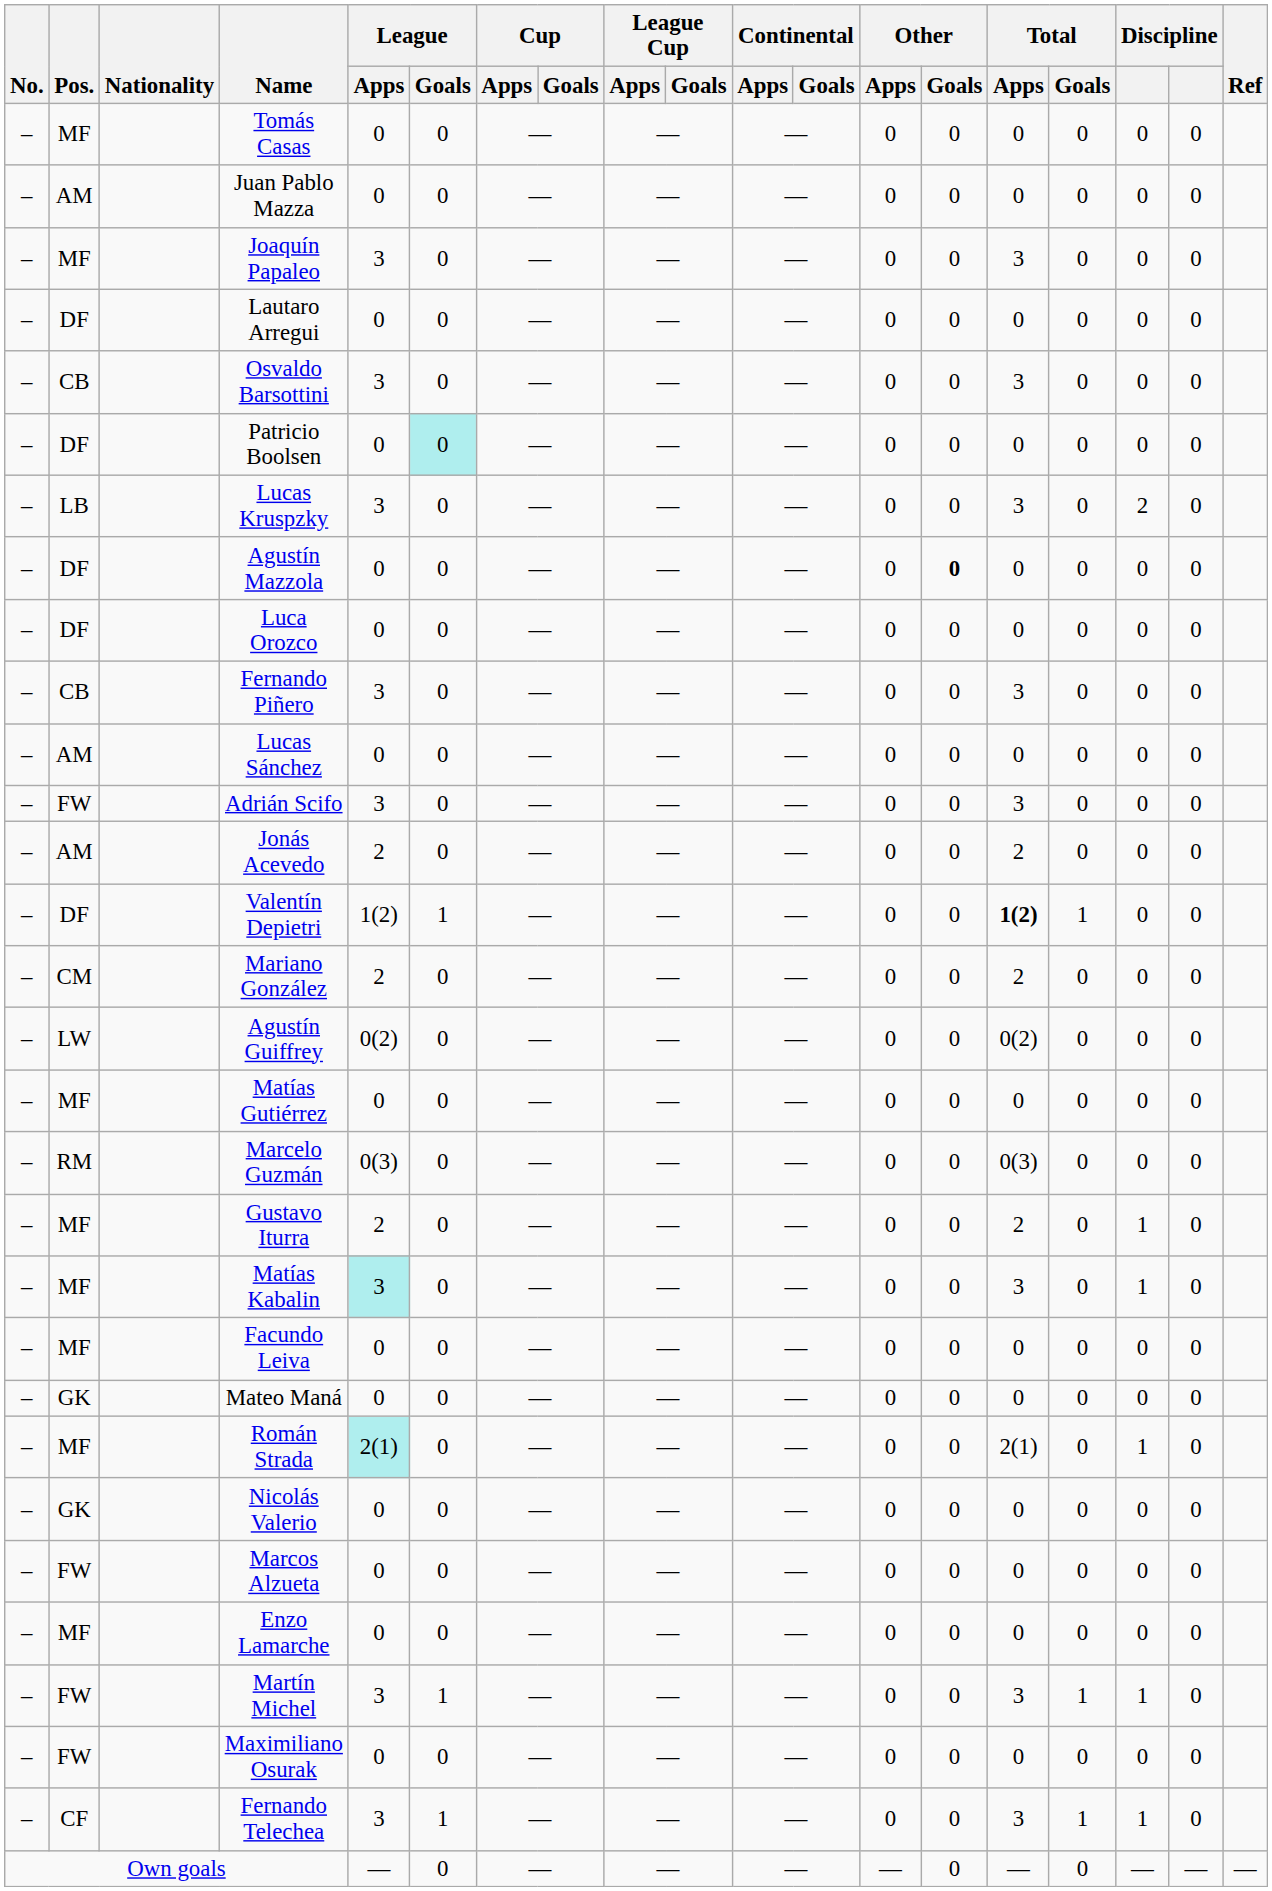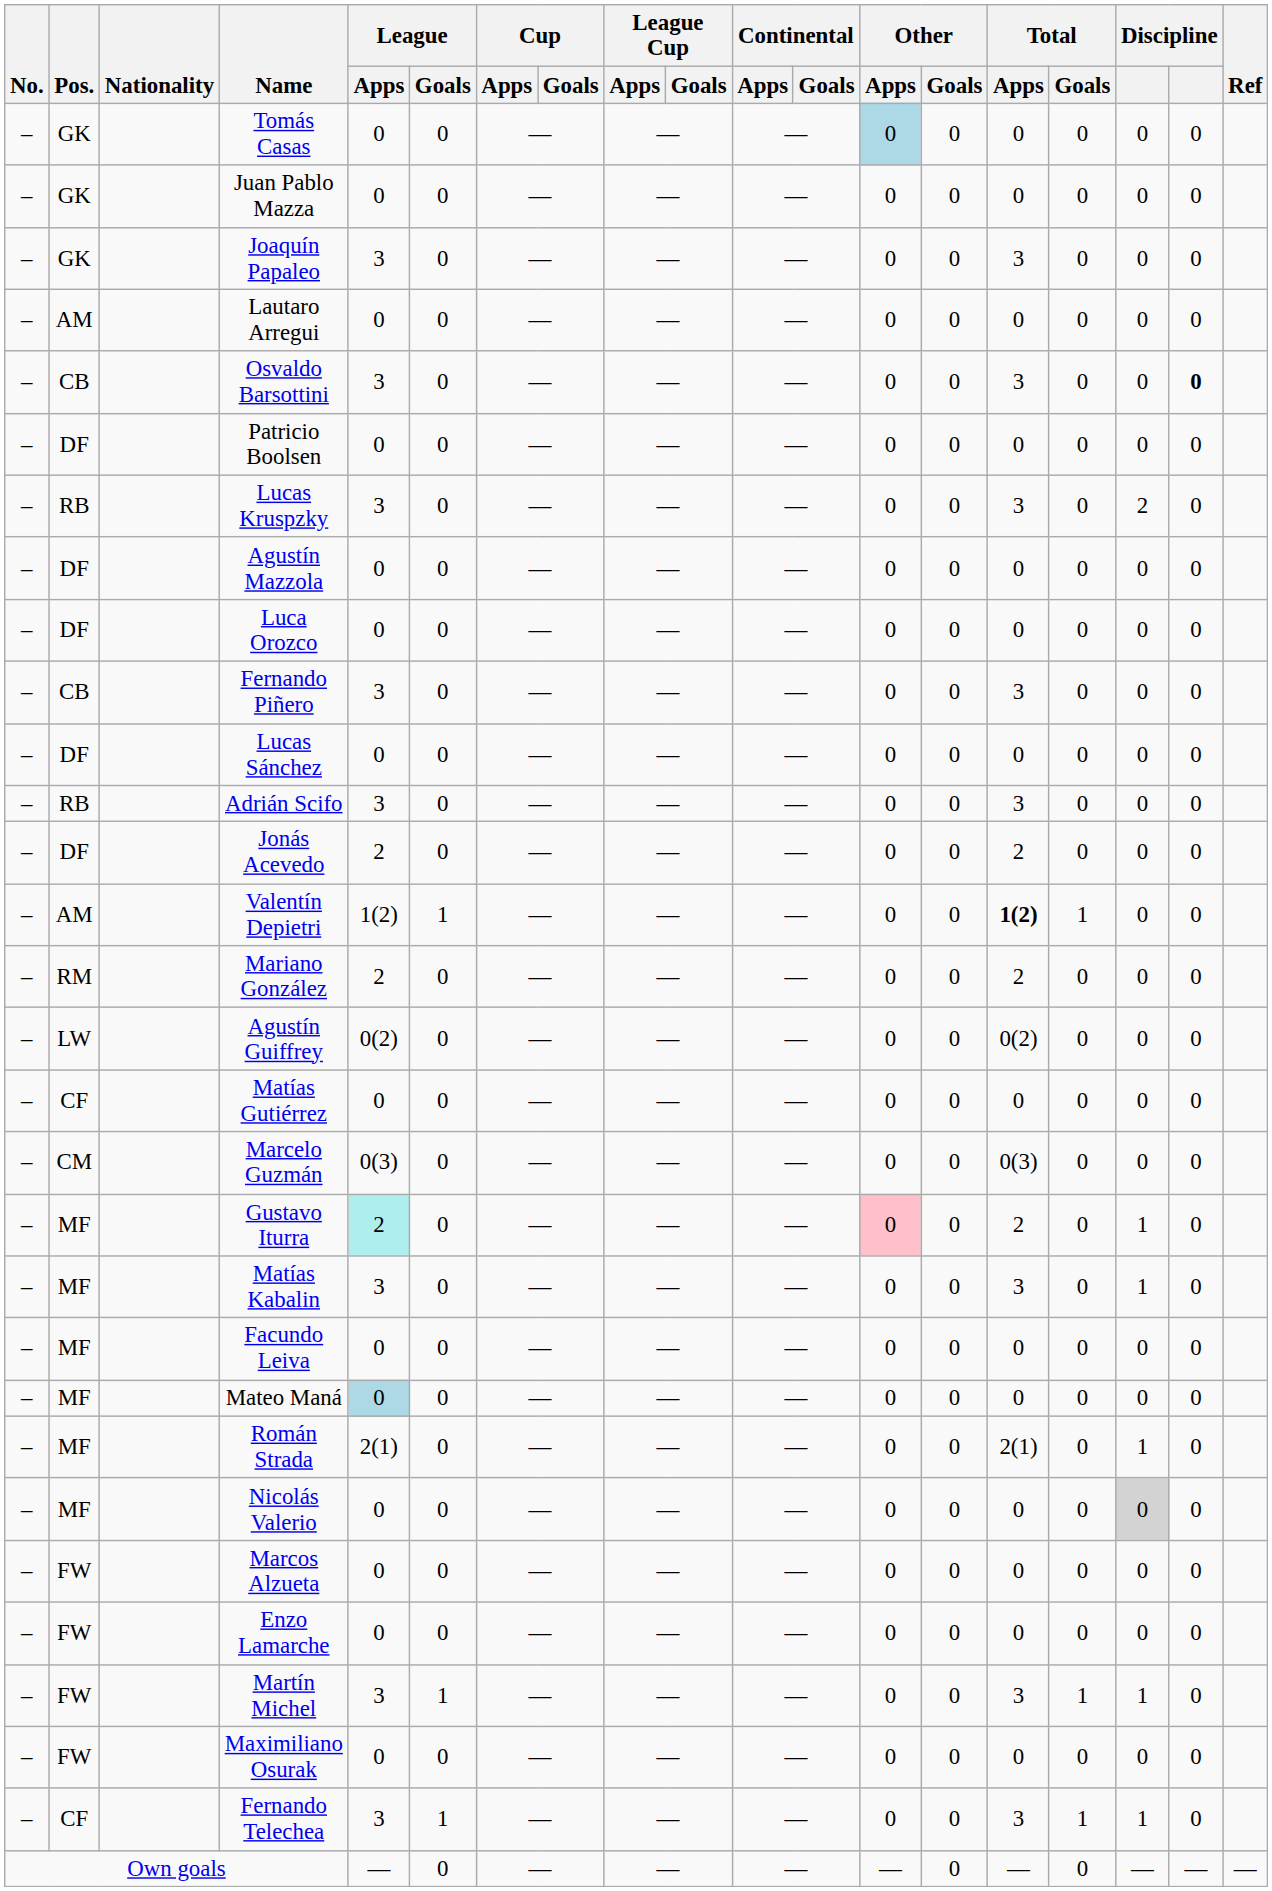(74, 133) MF -> (74, 133) GK
(891, 133) no background -> (891, 133) lightblue background
(74, 195) AM -> (74, 195) GK
(74, 257) MF -> (74, 257) GK
(74, 319) DF -> (74, 319) AM
(1196, 381) normal -> (1196, 381) bold
(443, 443) paleturquoise background -> (443, 443) no background
(74, 505) LB -> (74, 505) RB
(955, 568) bold -> (955, 568) normal
(74, 754) AM -> (74, 754) DF
(74, 803) FW -> (74, 803) RB
(74, 852) AM -> (74, 852) DF
(74, 914) DF -> (74, 914) AM
(74, 976) CM -> (74, 976) RM
(74, 1100) MF -> (74, 1100) CF
(74, 1162) RM -> (74, 1162) CM
(379, 1224) no background -> (379, 1224) paleturquoise background
(891, 1224) no background -> (891, 1224) pink background
(379, 1286) paleturquoise background -> (379, 1286) no background
(74, 1397) GK -> (74, 1397) MF
(379, 1397) no background -> (379, 1397) lightblue background
(379, 1446) paleturquoise background -> (379, 1446) no background
(74, 1508) GK -> (74, 1508) MF
(1142, 1508) no background -> (1142, 1508) lightgrey background
(74, 1633) MF -> (74, 1633) FW
